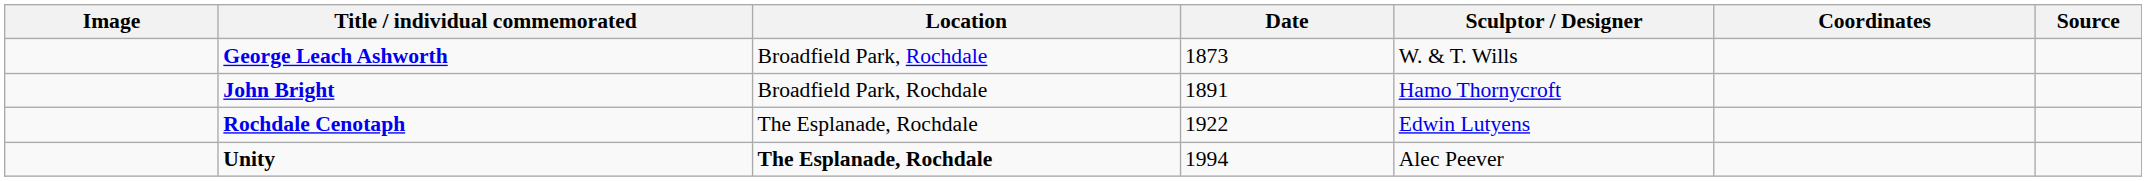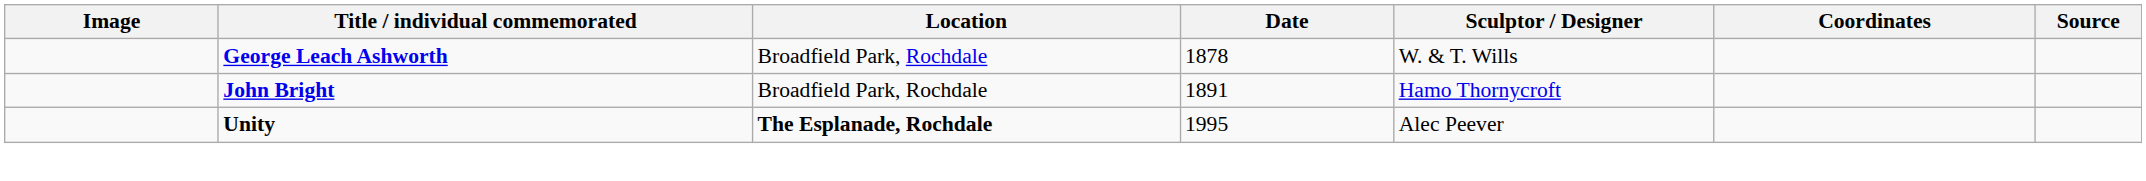(1207, 55) 1873 -> (1207, 55) 1878
- row: (314, 124)
(1207, 158) 1994 -> (1207, 124) 1995
